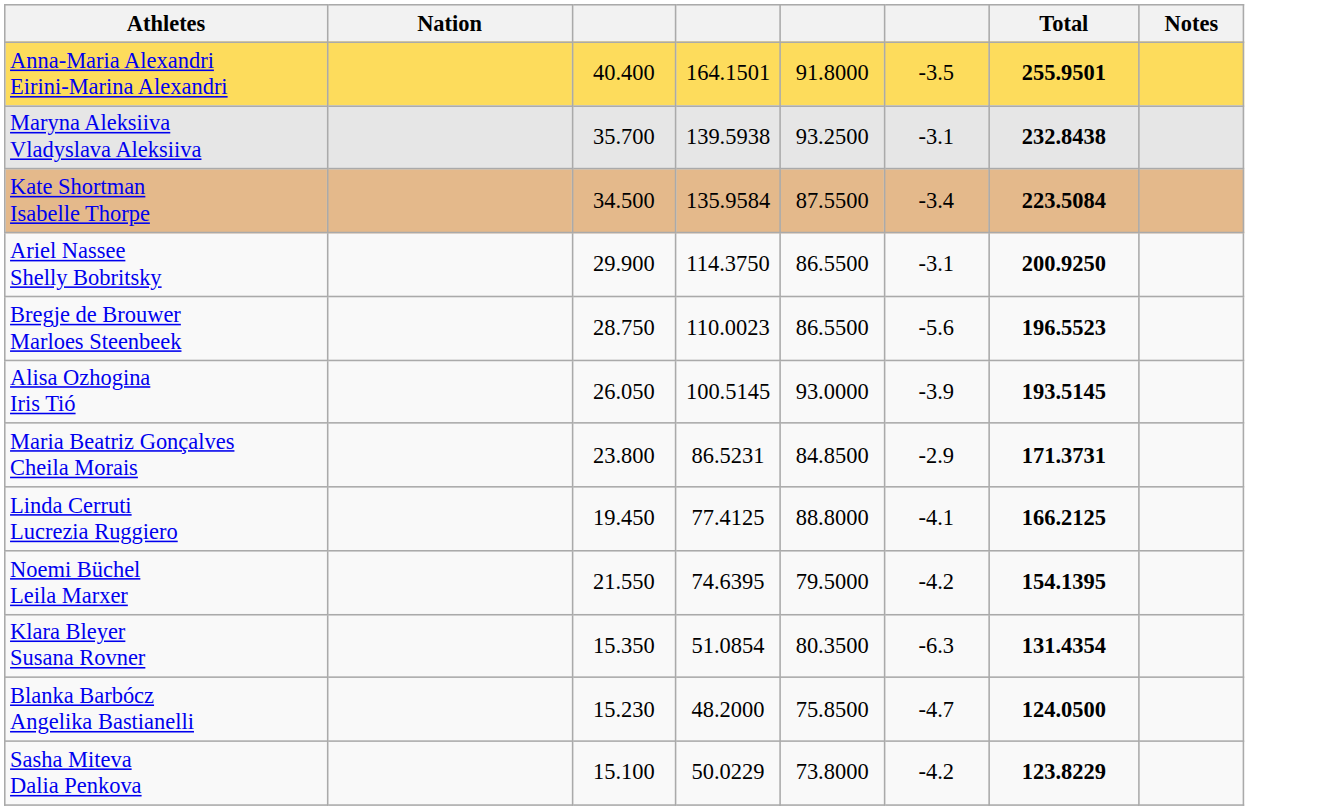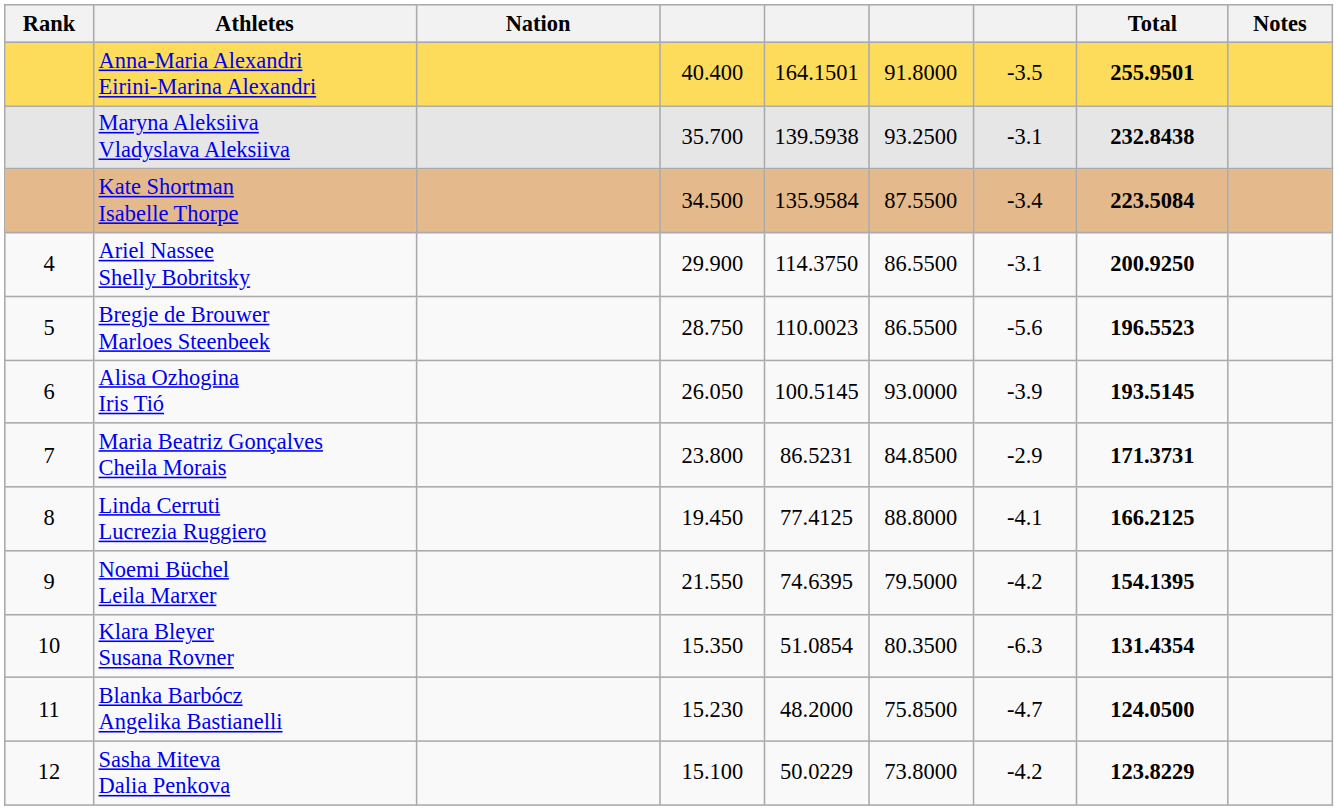+ column: (49, 23)
